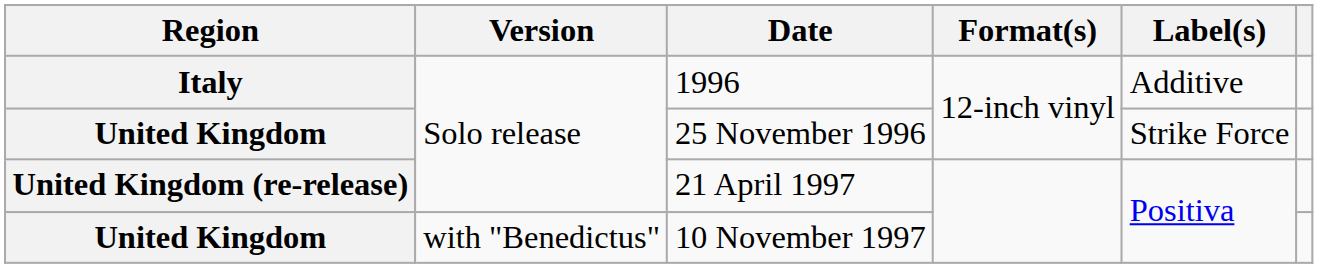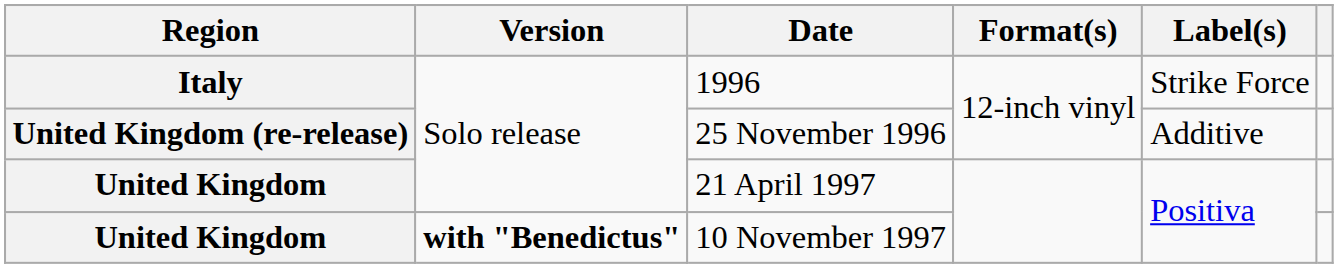(1187, 81) Additive -> (1230, 81) Strike Force
(210, 133) United Kingdom -> (210, 133) United Kingdom (re-release)
(1210, 133) Strike Force -> (1207, 133) Additive
(210, 184) United Kingdom (re-release) -> (210, 184) United Kingdom
(542, 236) normal -> (552, 236) bold
